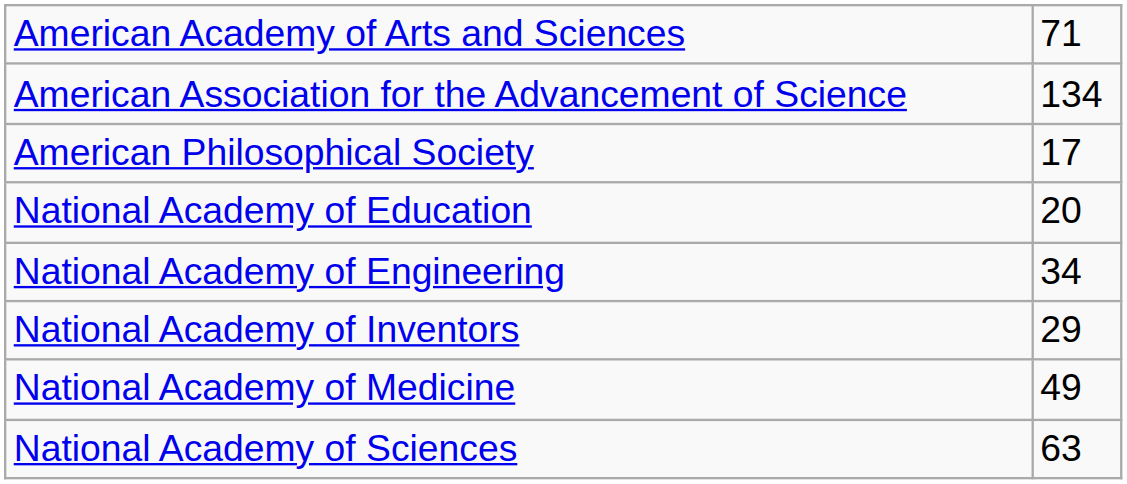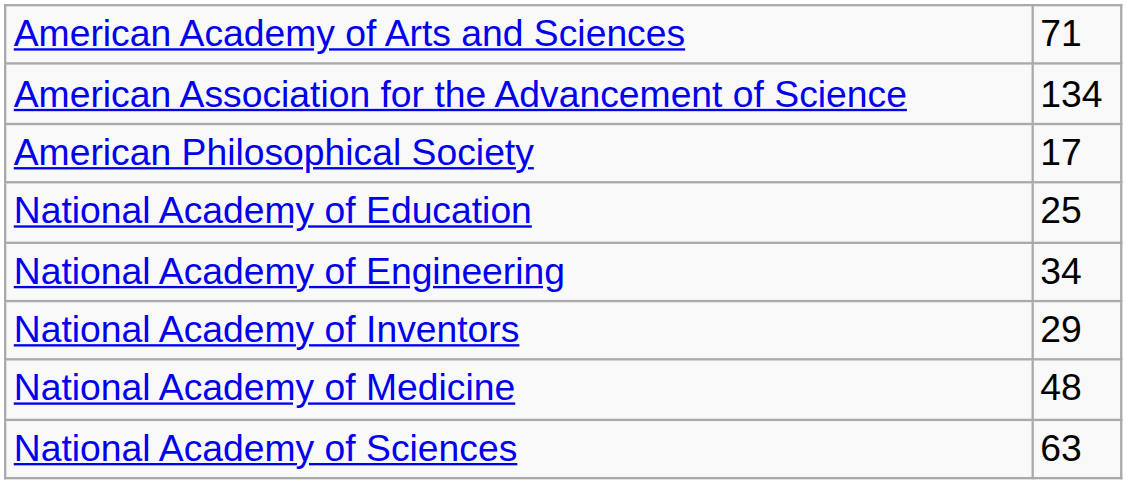(1061, 211) 20 -> (1061, 211) 25
(1061, 388) 49 -> (1061, 388) 48
